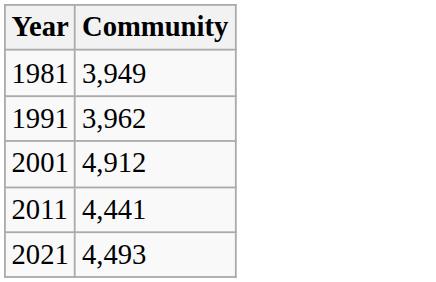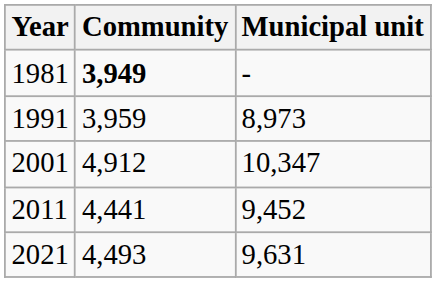+ column: (333, 27)
(114, 72) normal -> (114, 72) bold
(114, 118) 3,962 -> (114, 118) 3,959
